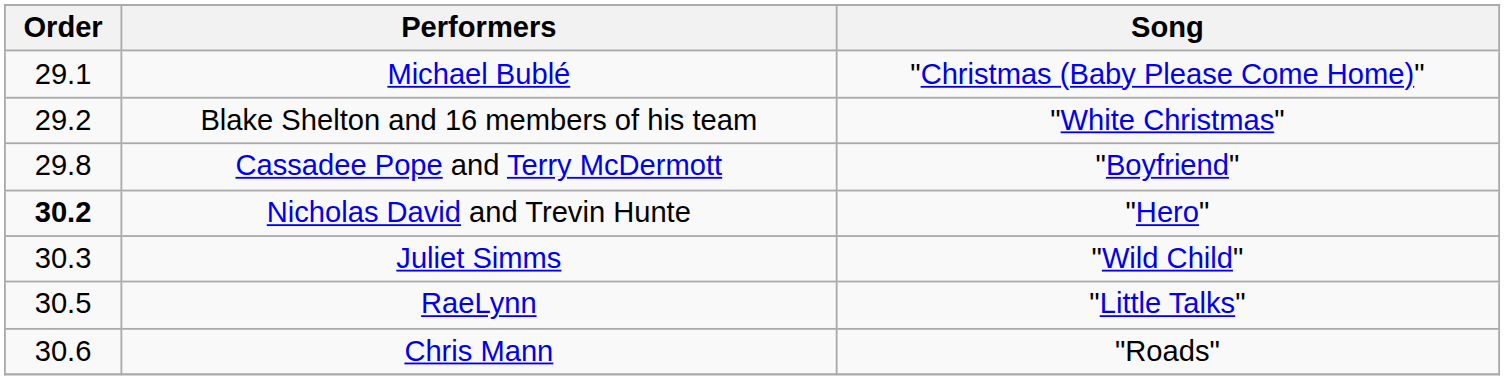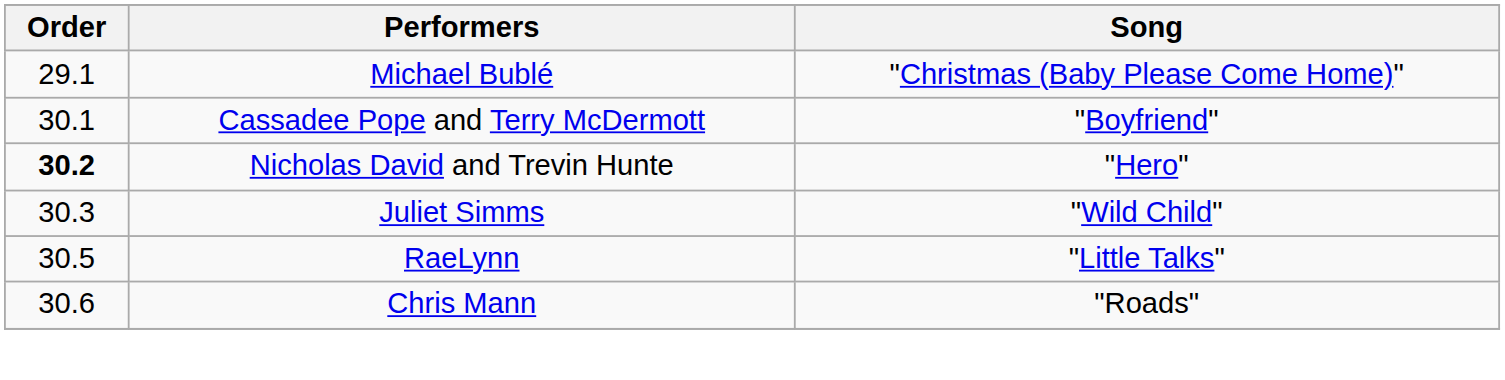- row: (479, 119)
(63, 166) 29.8 -> (67, 119) 30.1
